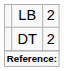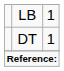(51, 16) 2 -> (51, 16) 1
(51, 39) 2 -> (51, 39) 1
